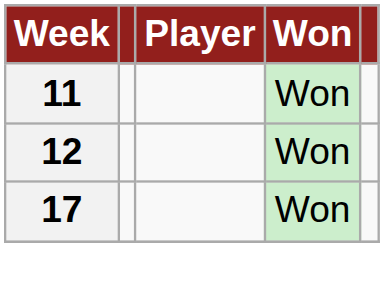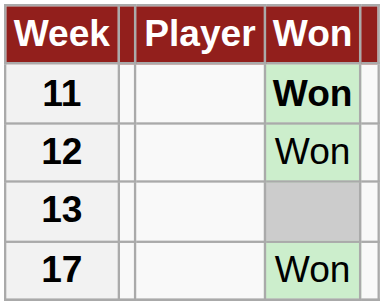(313, 92) normal -> (313, 92) bold
+ row: (62, 210)
